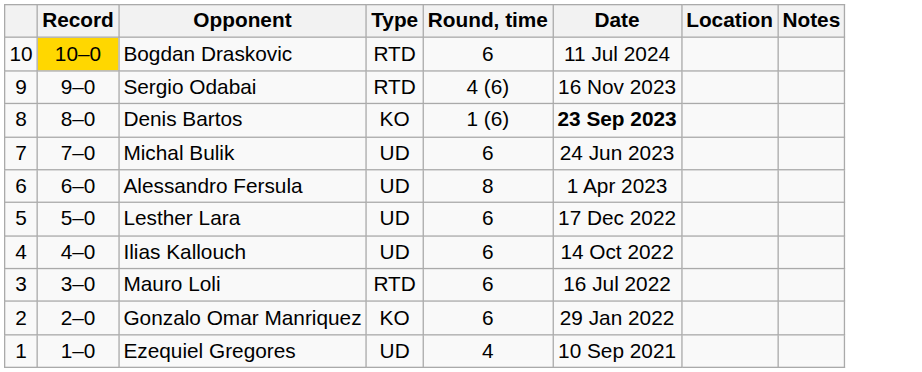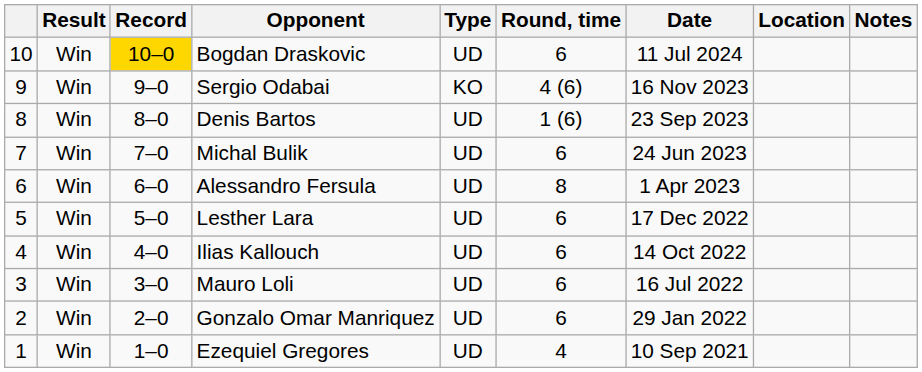+ column: (74, 20)
(395, 53) RTD -> (468, 53) UD
(395, 86) RTD -> (468, 86) KO
(395, 119) KO -> (468, 119) UD
(617, 119) bold -> (690, 119) normal
(395, 284) RTD -> (468, 284) UD
(395, 317) KO -> (468, 317) UD
